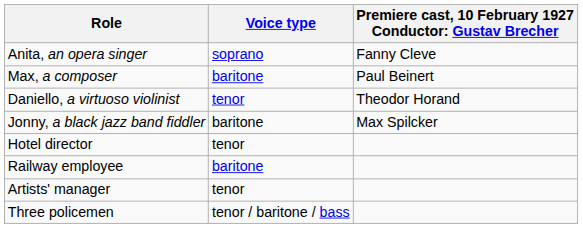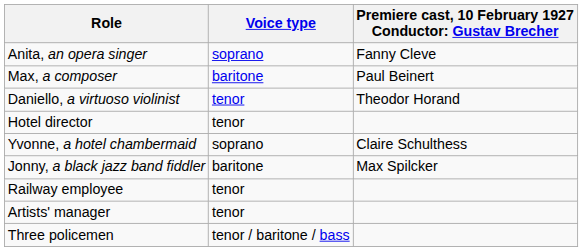rows swapped: (107, 122) <-> (50, 144)
+ row: (102, 144)
(238, 167) baritone -> (228, 189) tenor
